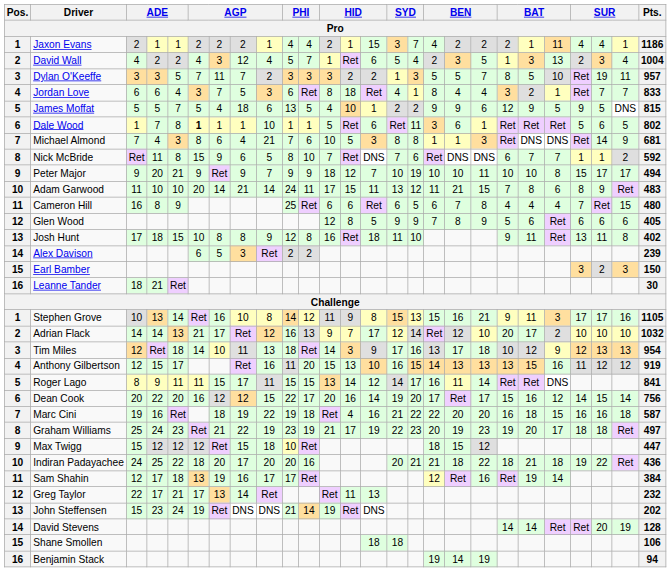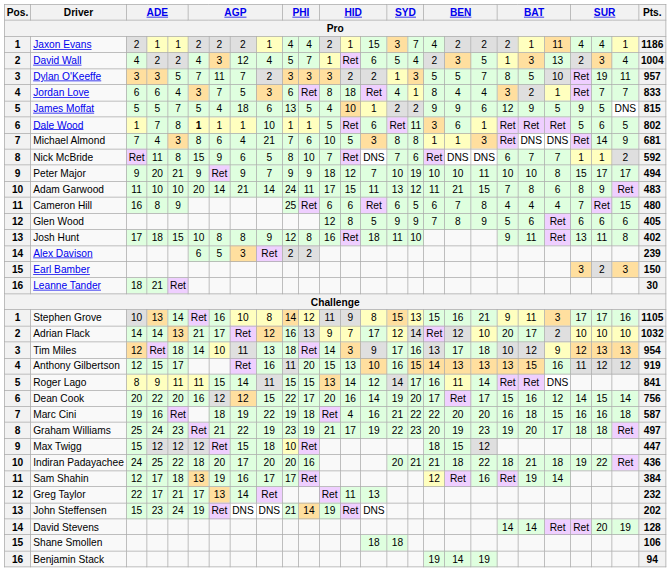(243, 382) 17 -> (243, 382) 14
